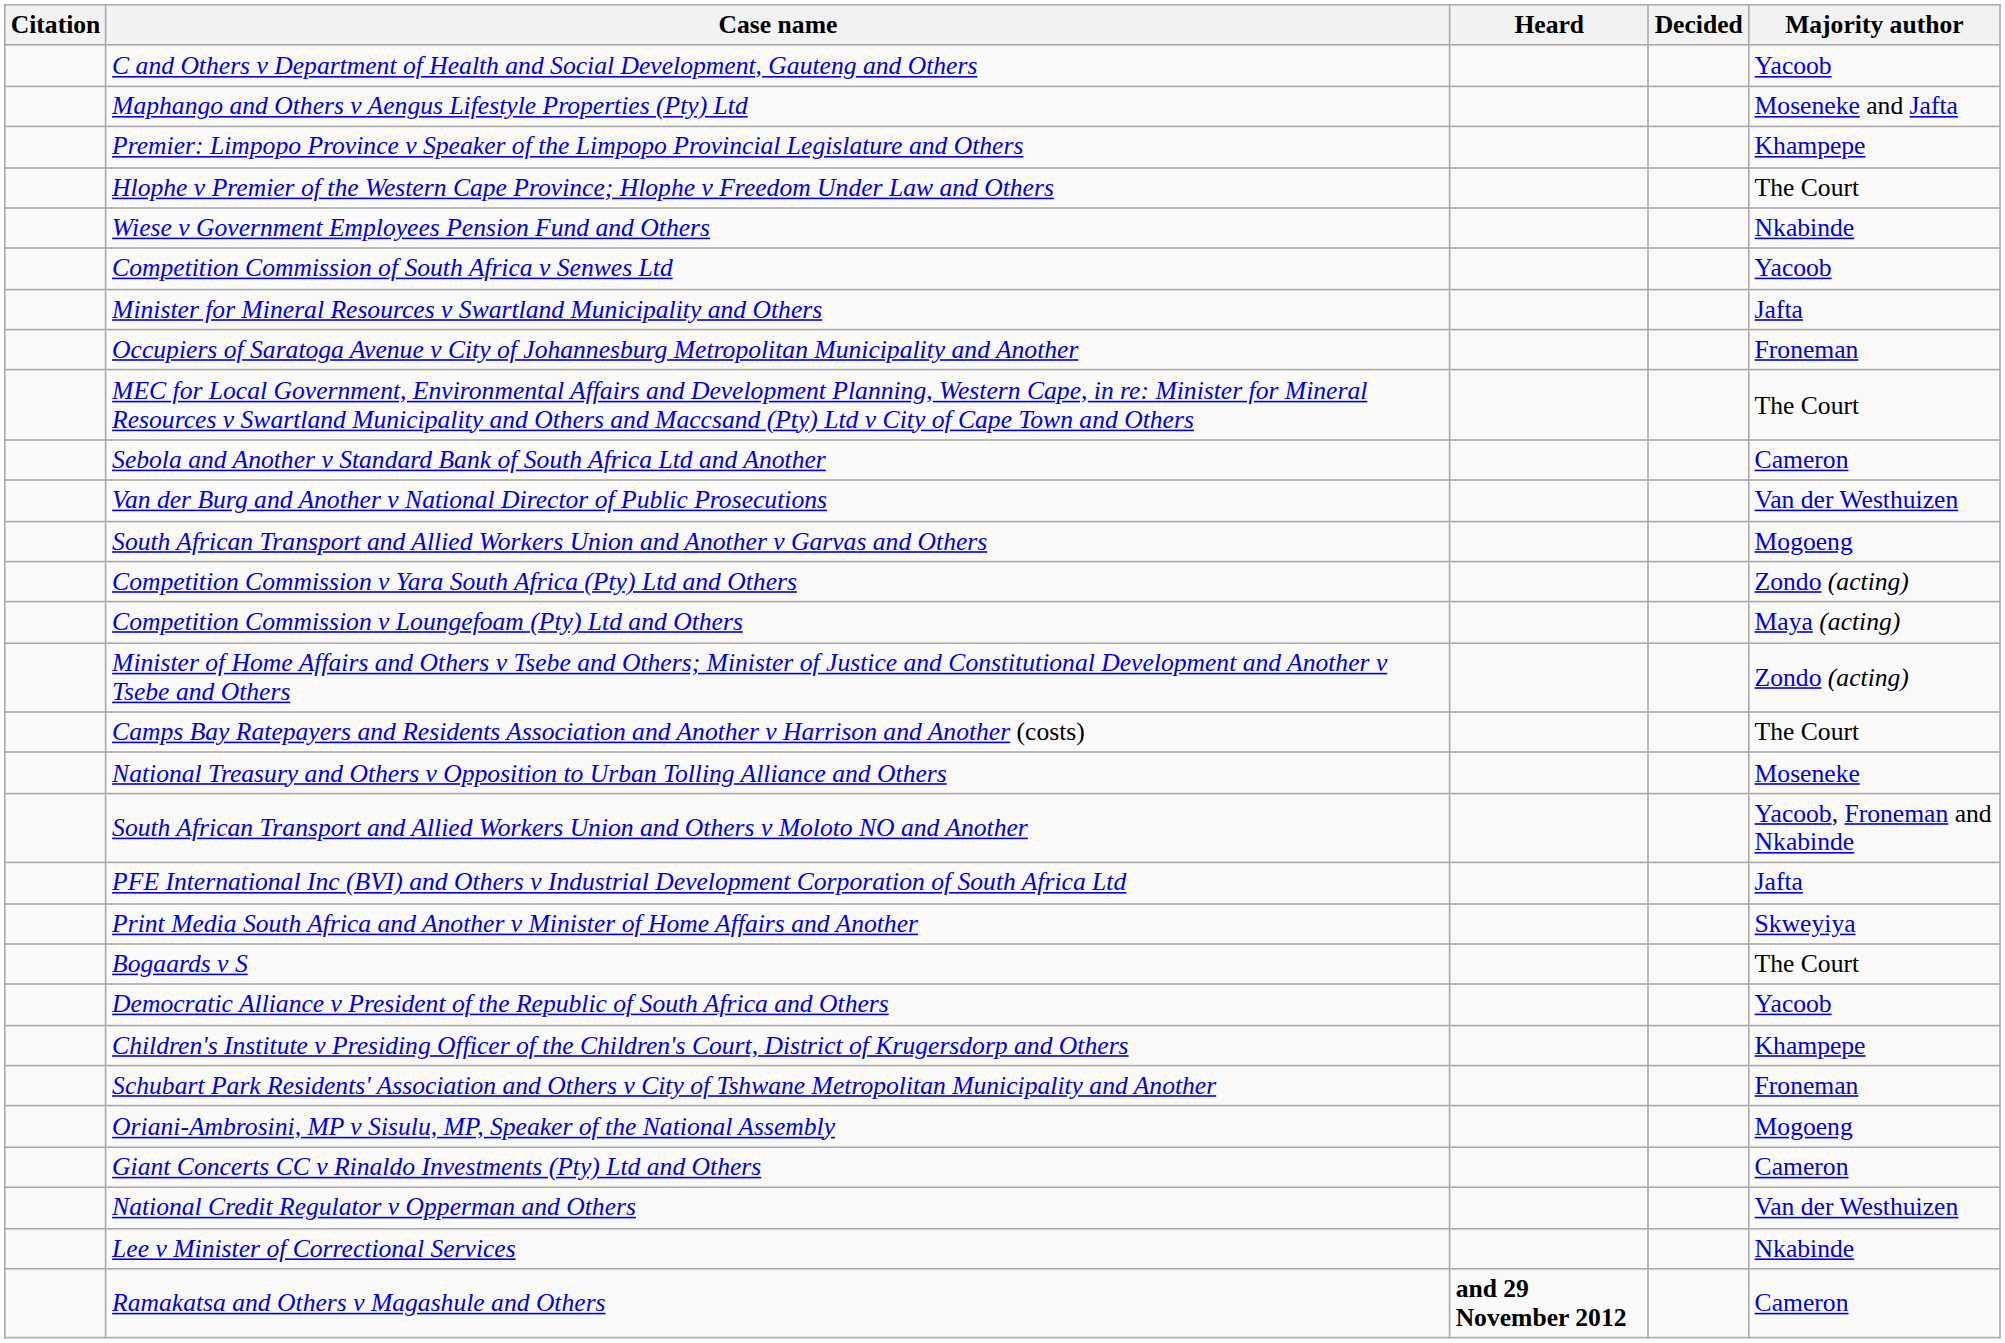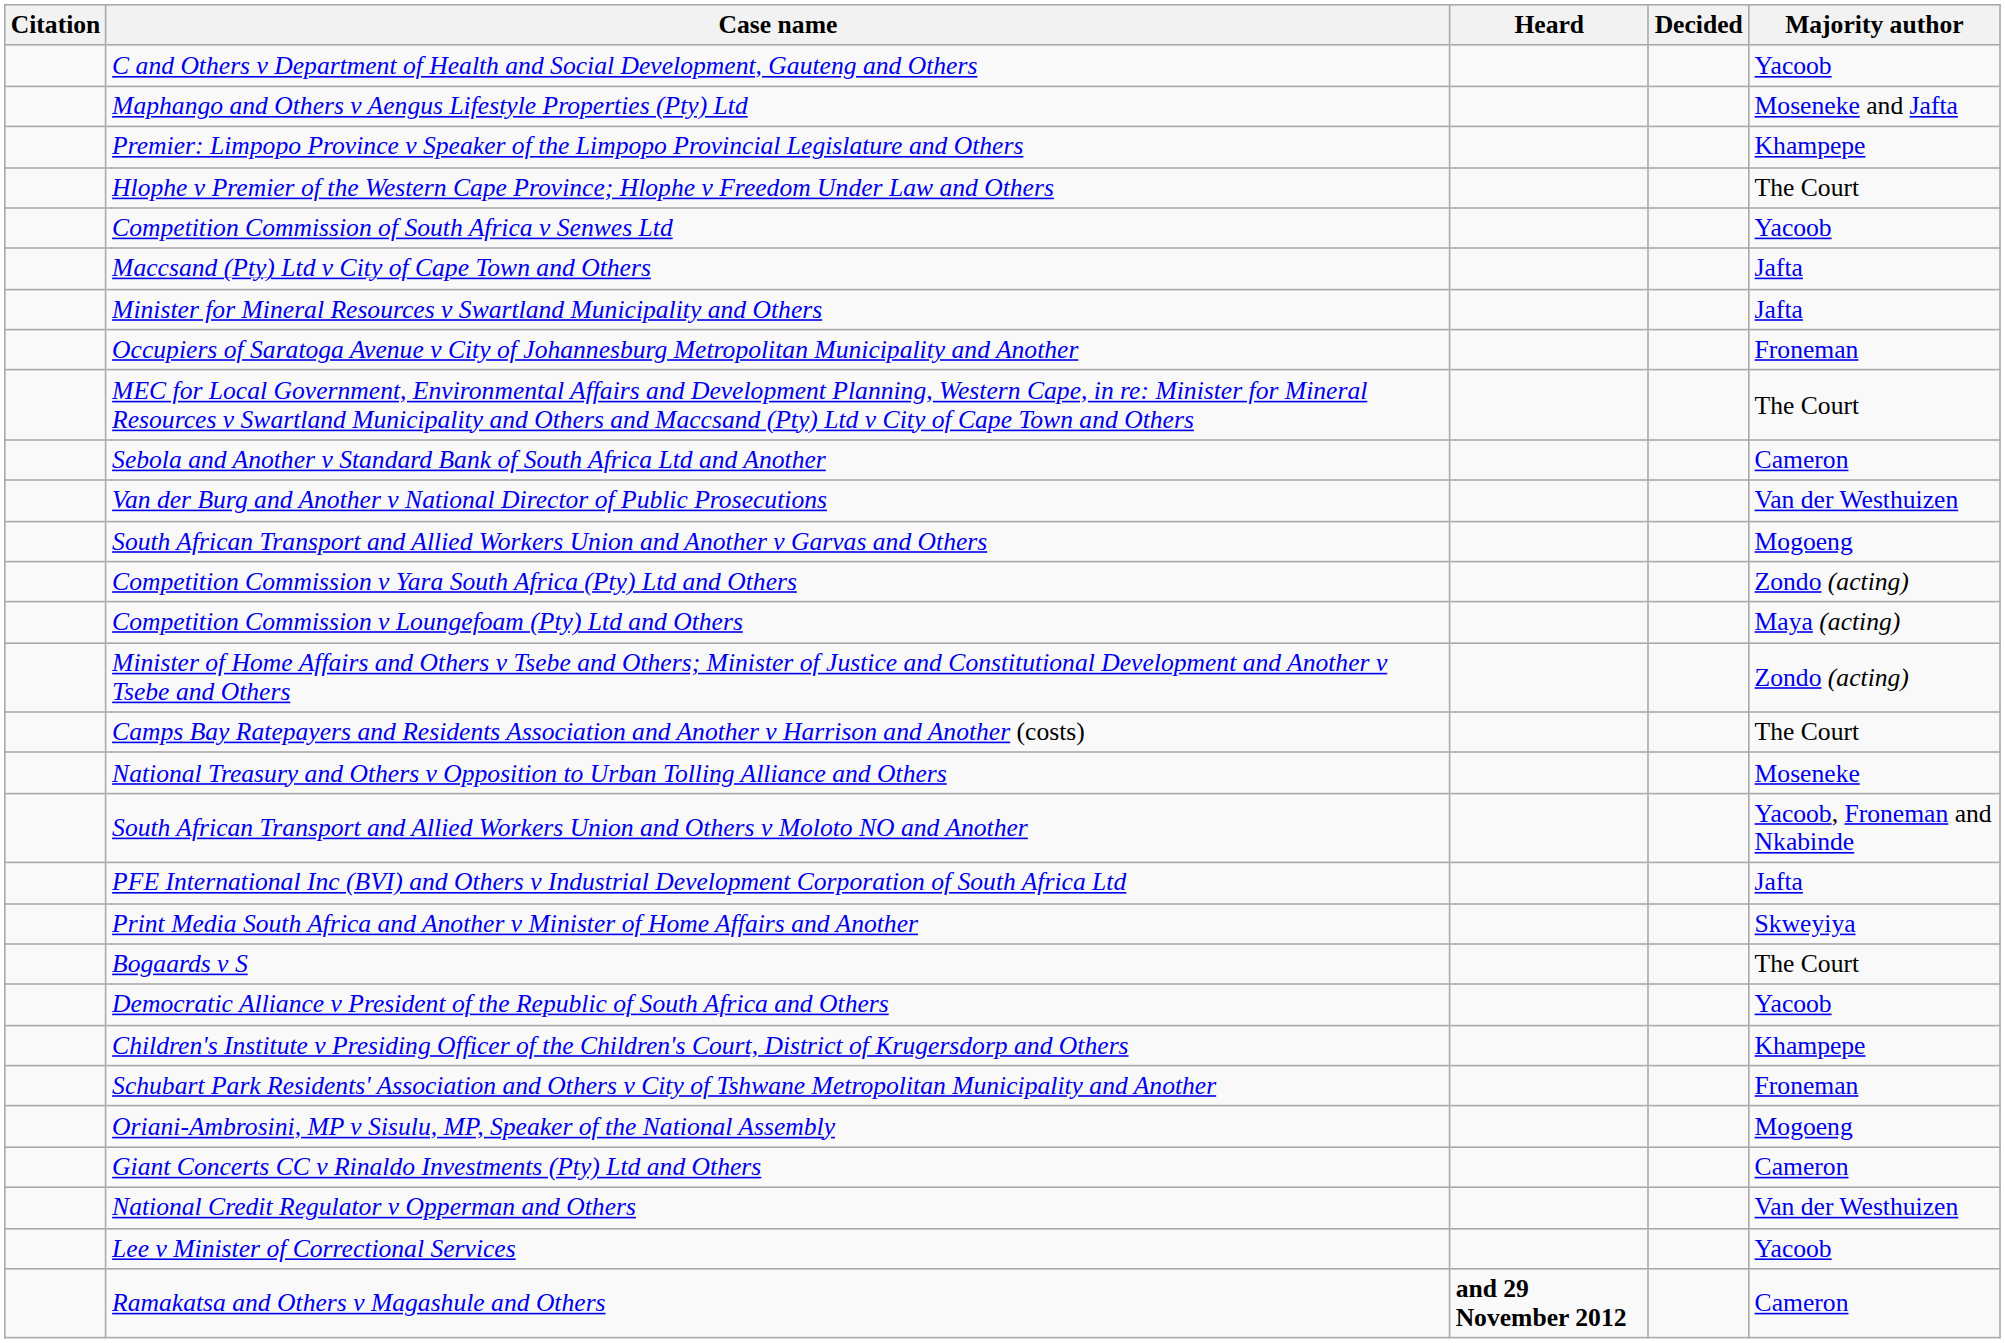- row: (411, 227)
+ row: (381, 268)
(1804, 1248) Nkabinde -> (1793, 1248) Yacoob
